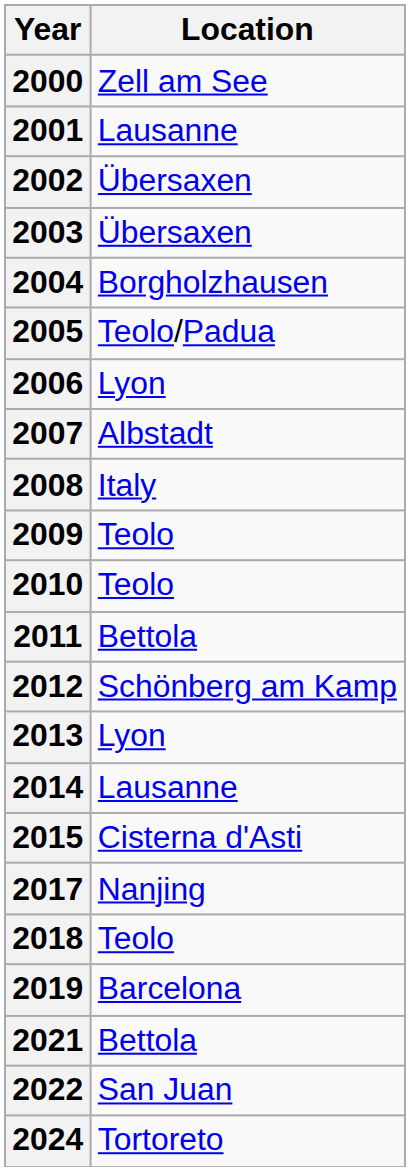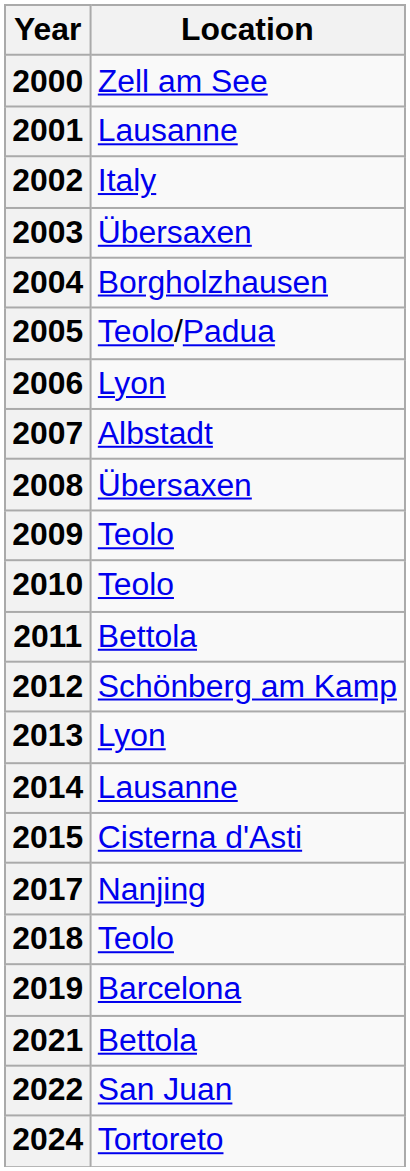(175, 181) Übersaxen -> (127, 181) Italy
(127, 484) Italy -> (175, 484) Übersaxen
